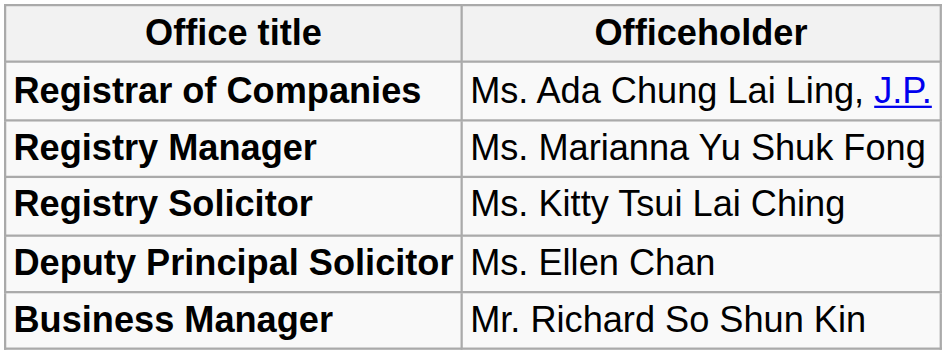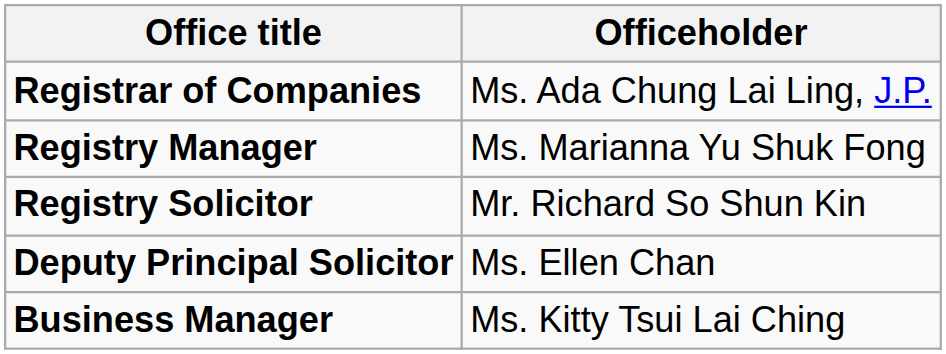(658, 205) Ms. Kitty Tsui Lai Ching -> (668, 205) Mr. Richard So Shun Kin
(668, 319) Mr. Richard So Shun Kin -> (658, 319) Ms. Kitty Tsui Lai Ching
